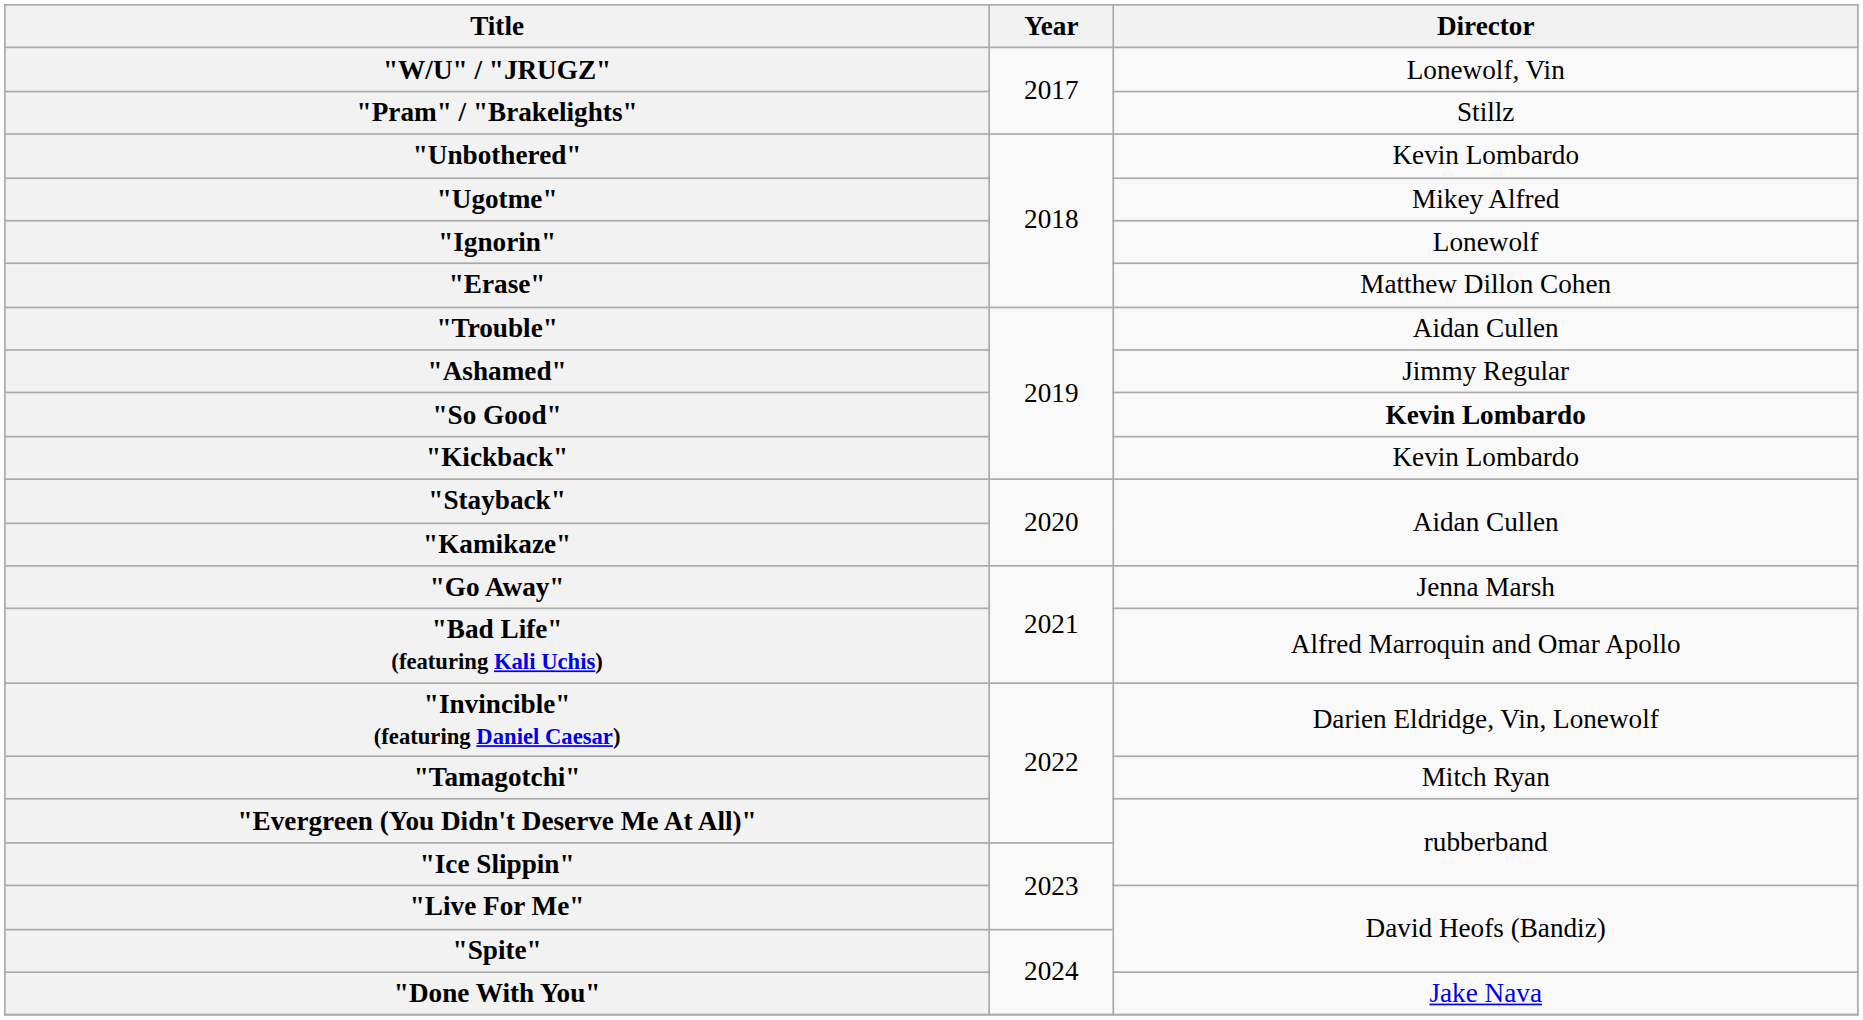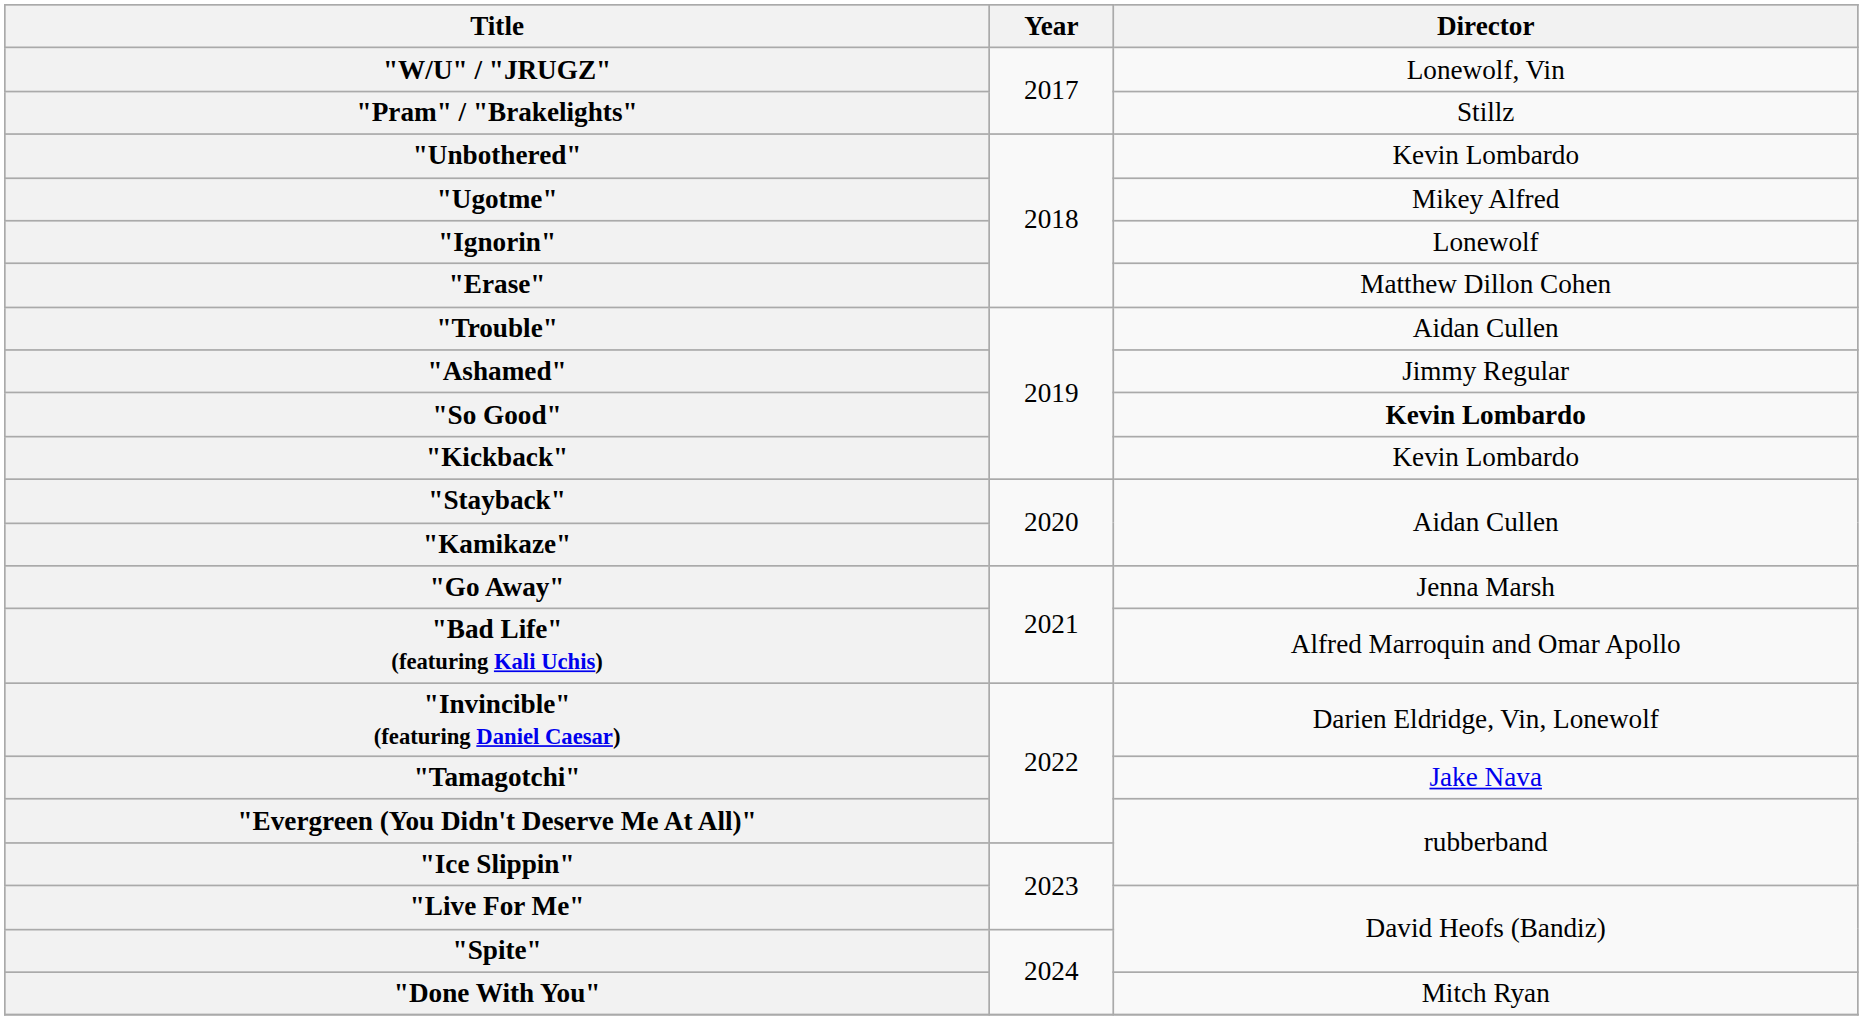(1486, 777) Mitch Ryan -> (1486, 777) Jake Nava
(1486, 993) Jake Nava -> (1486, 993) Mitch Ryan
